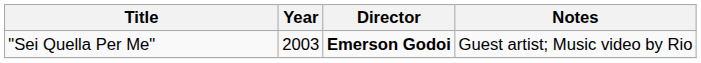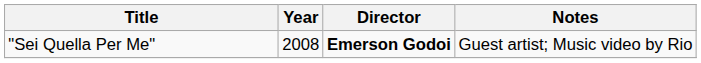(301, 44) 2003 -> (301, 44) 2008
